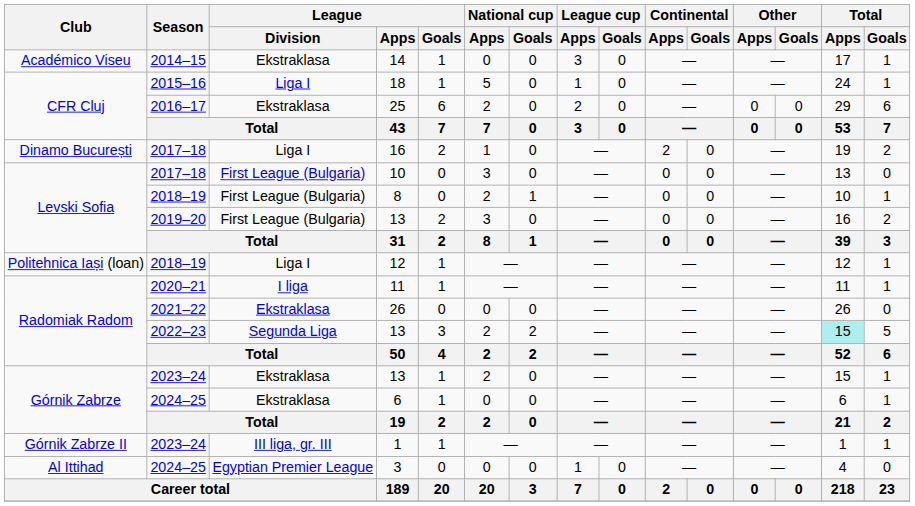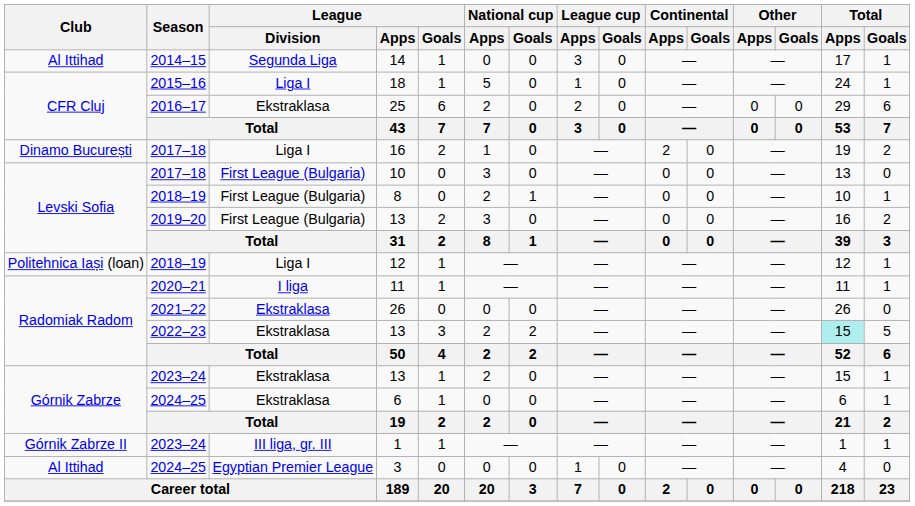(76, 60) Académico Viseu -> (76, 60) Al Ittihad
(293, 60) Ekstraklasa -> (293, 60) Segunda Liga
(293, 331) Segunda Liga -> (293, 331) Ekstraklasa
